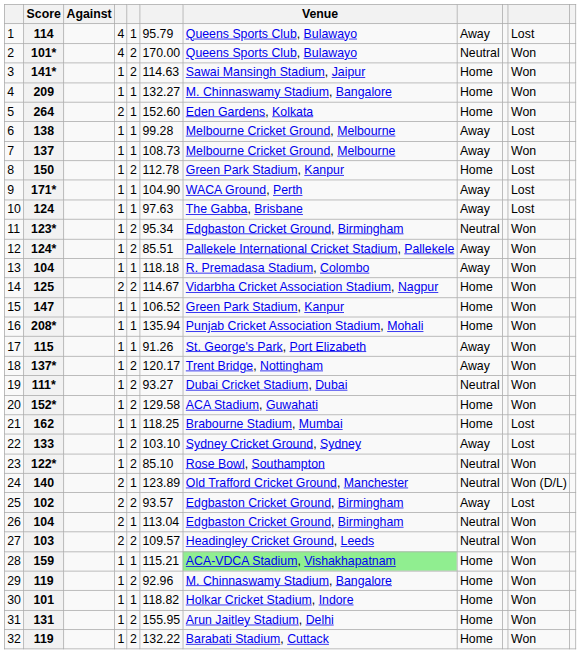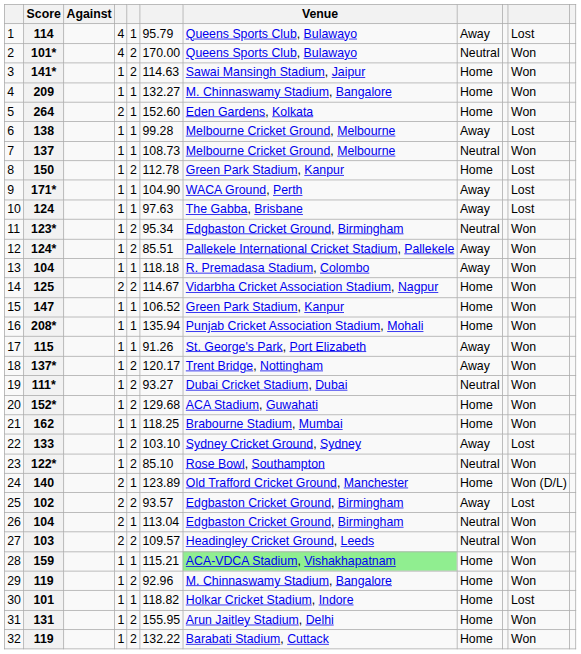(475, 151) Away -> (480, 151) Neutral
(161, 405) 129.58 -> (161, 405) 129.68
(523, 424) Lost -> (524, 424) Won
(480, 483) Neutral -> (476, 483) Home
(524, 600) Won -> (523, 600) Lost
